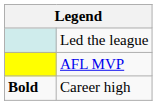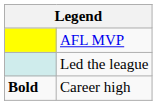rows swapped: (92, 64) <-> (104, 40)
